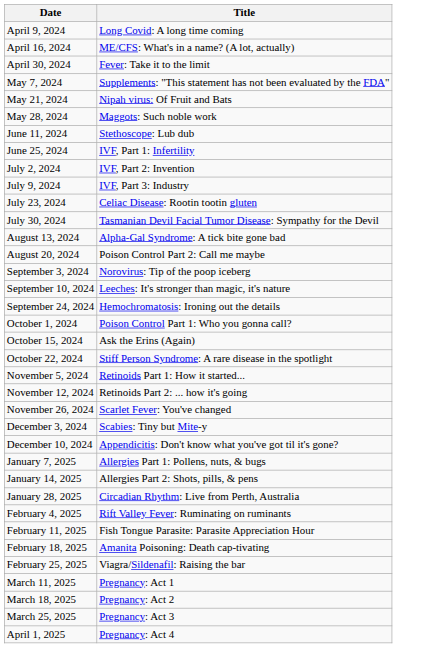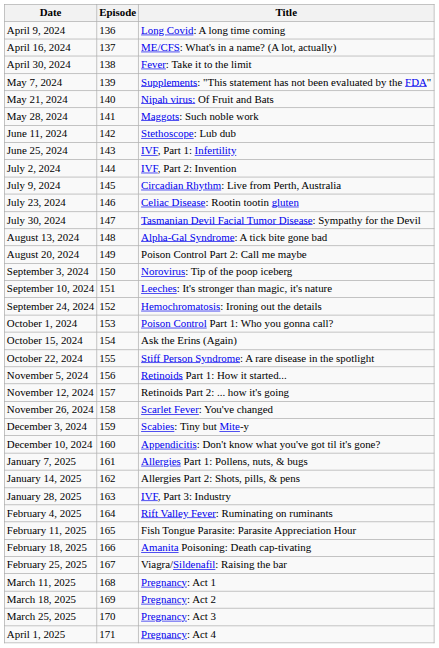+ column: (118, 13)
(144, 185) IVF, Part 3: Industry -> (241, 185) Circadian Rhythm: Live from Perth, Australia
(199, 496) Circadian Rhythm: Live from Perth, Australia -> (186, 496) IVF, Part 3: Industry
